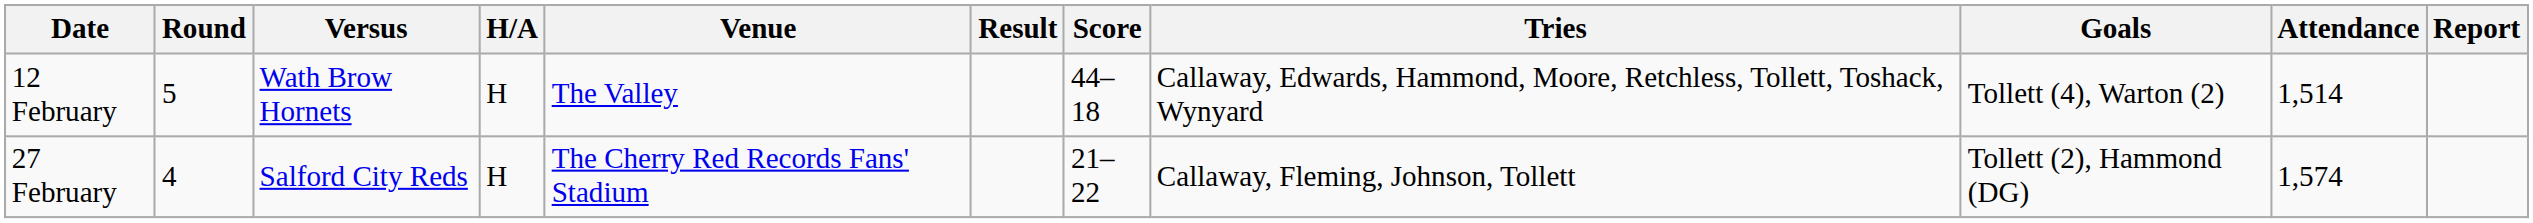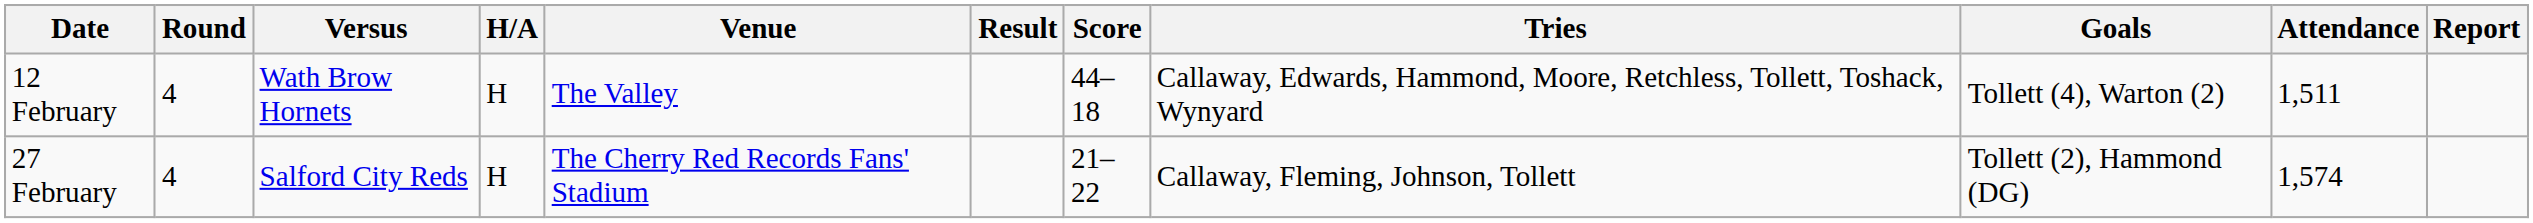(169, 94) 5 -> (169, 94) 4
(2310, 94) 1,514 -> (2309, 94) 1,511
